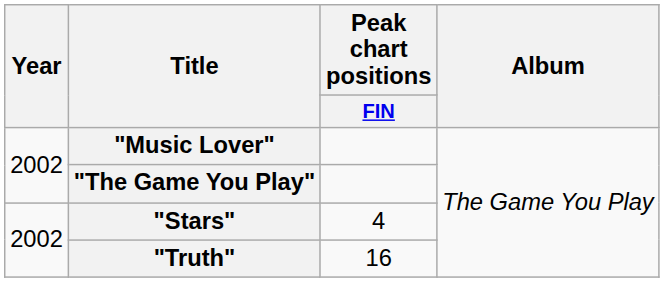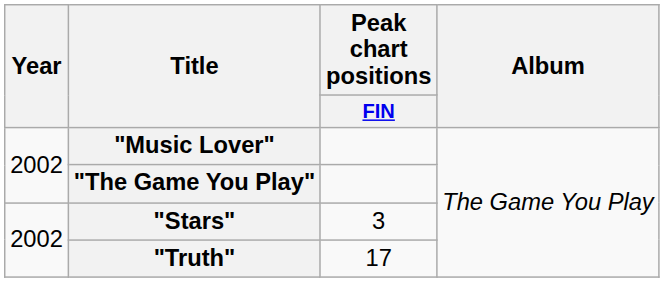(379, 220) 4 -> (379, 220) 3
(379, 258) 16 -> (379, 258) 17
